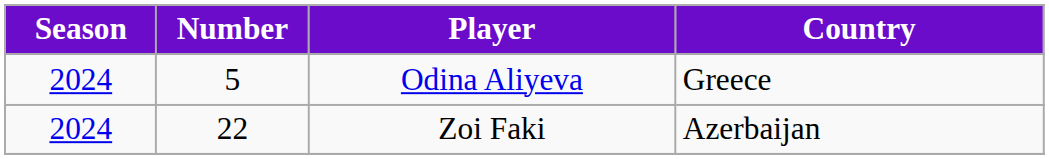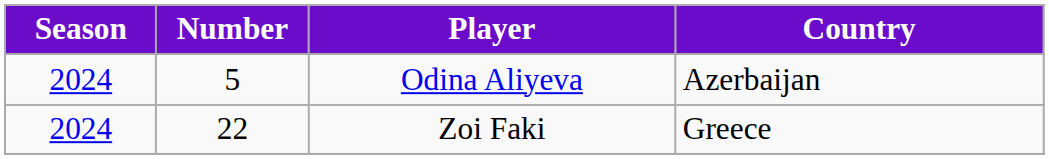(727, 79) Greece -> (752, 79) Azerbaijan
(752, 128) Azerbaijan -> (727, 128) Greece
